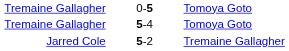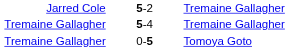rows swapped: (145, 8) <-> (145, 41)
(218, 24) Tomoya Goto -> (234, 24) Tremaine Gallagher
